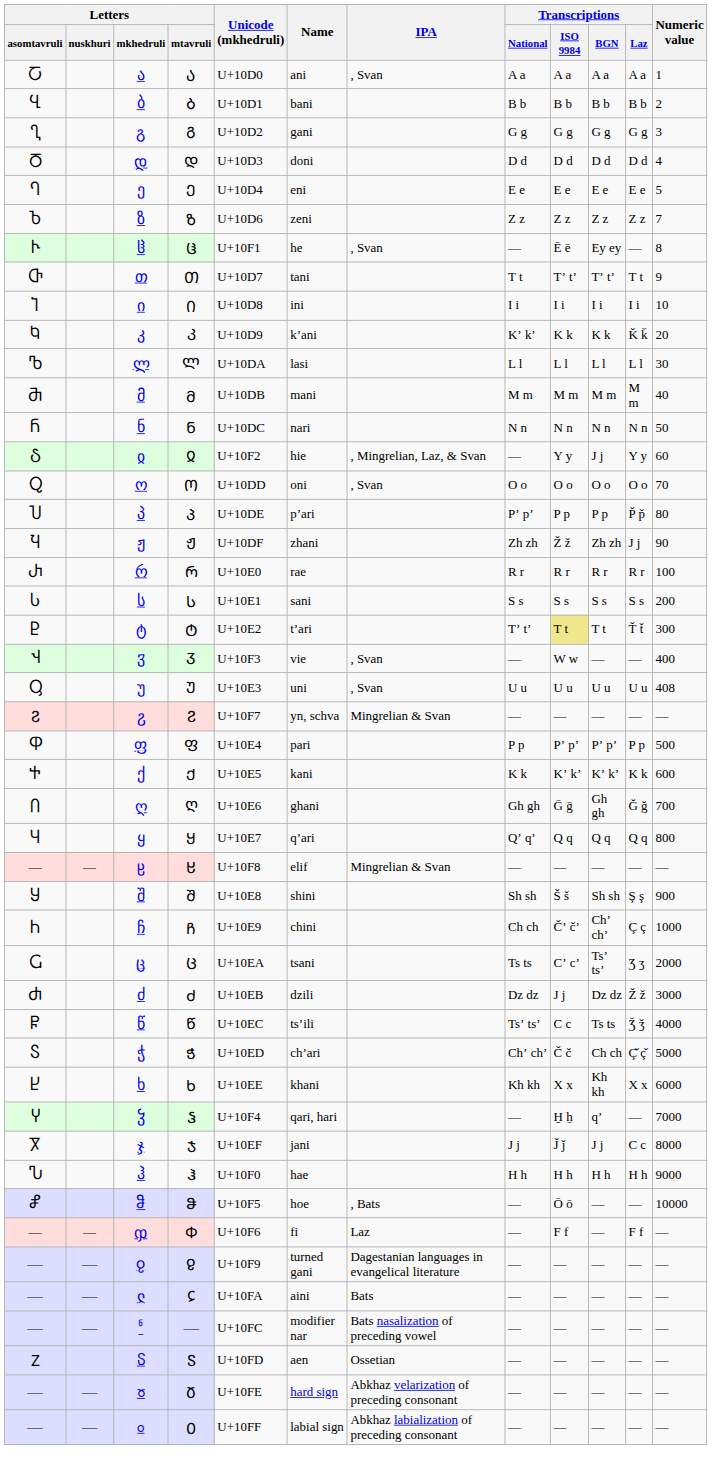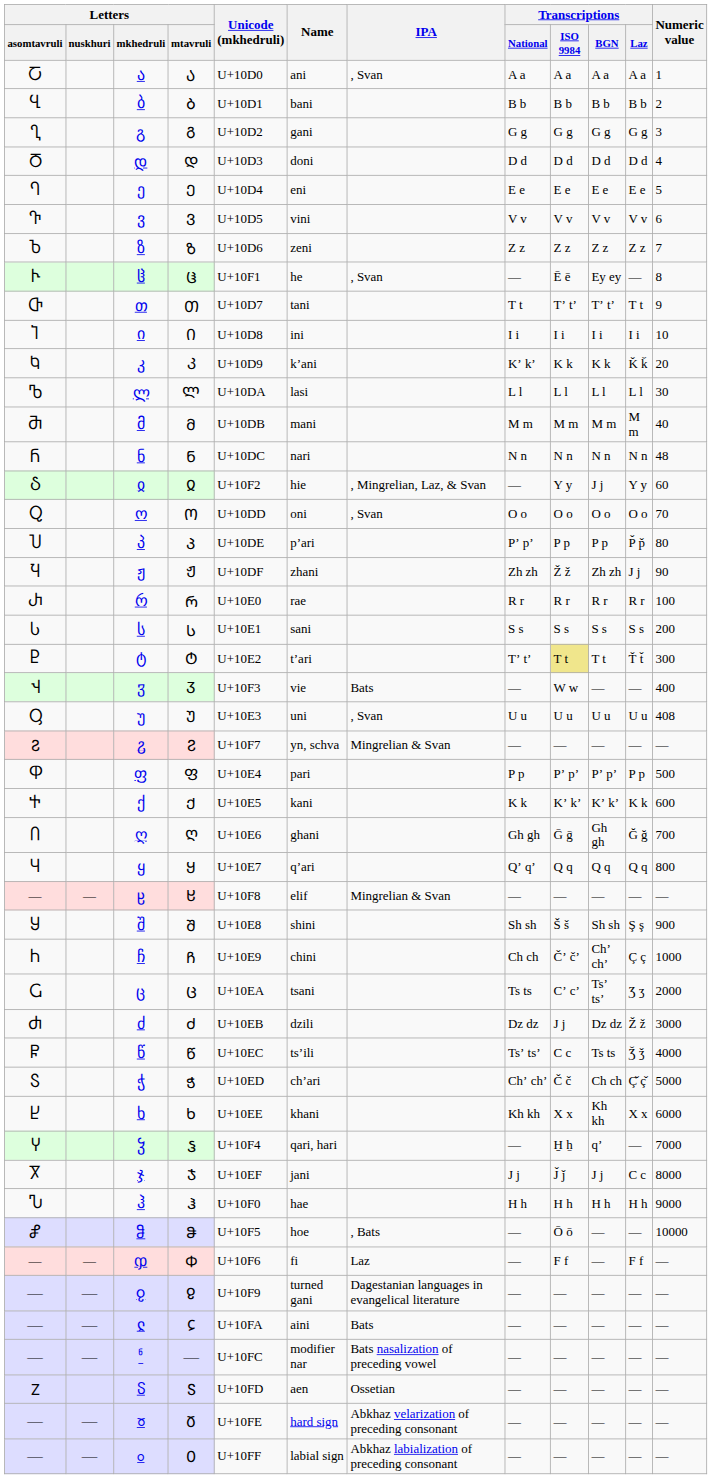+ row: (141, 219)
(662, 427) 50 -> (662, 456) 48
(367, 658) , Svan -> (362, 687) Bats
